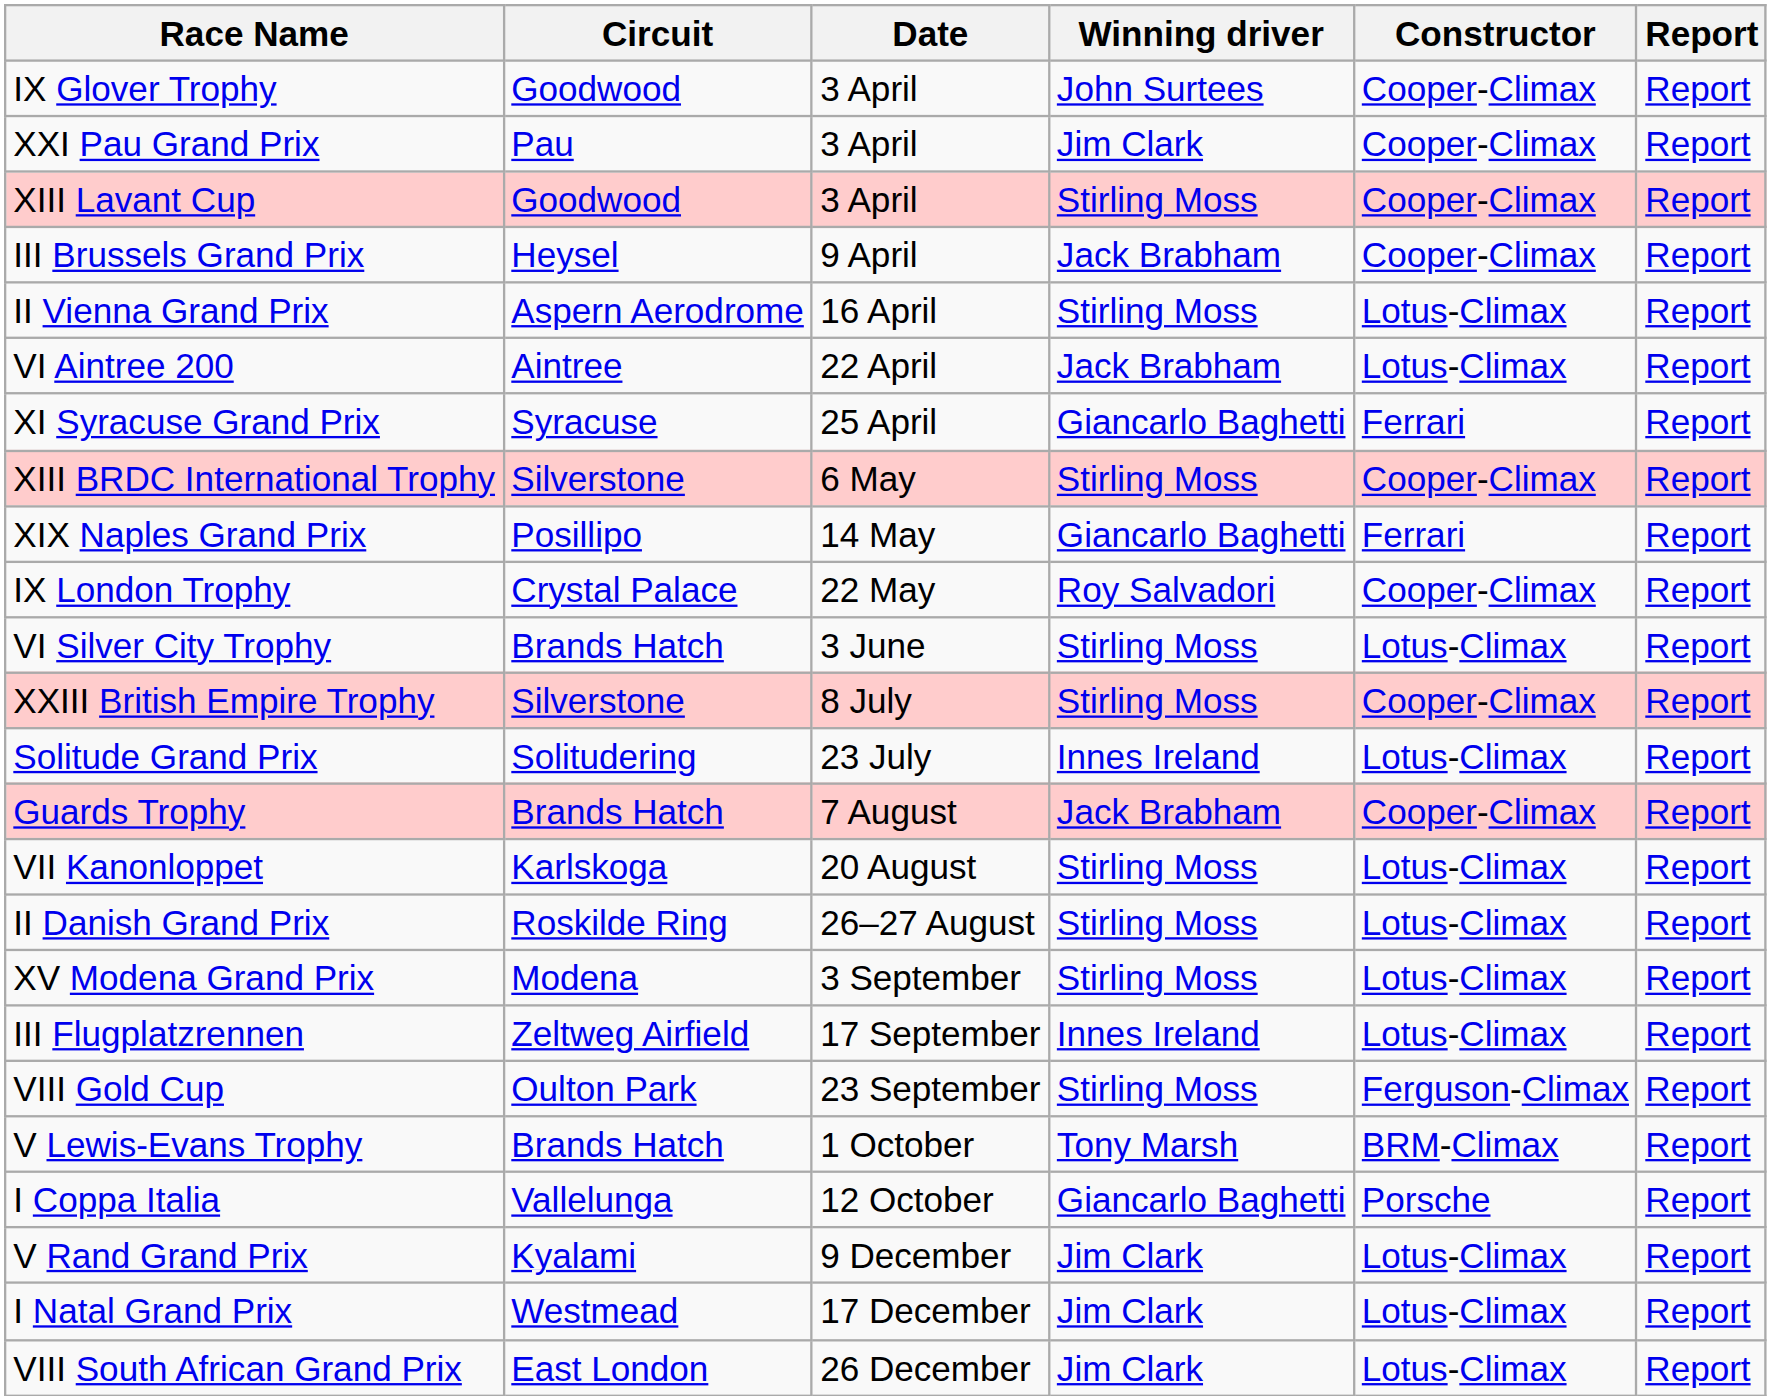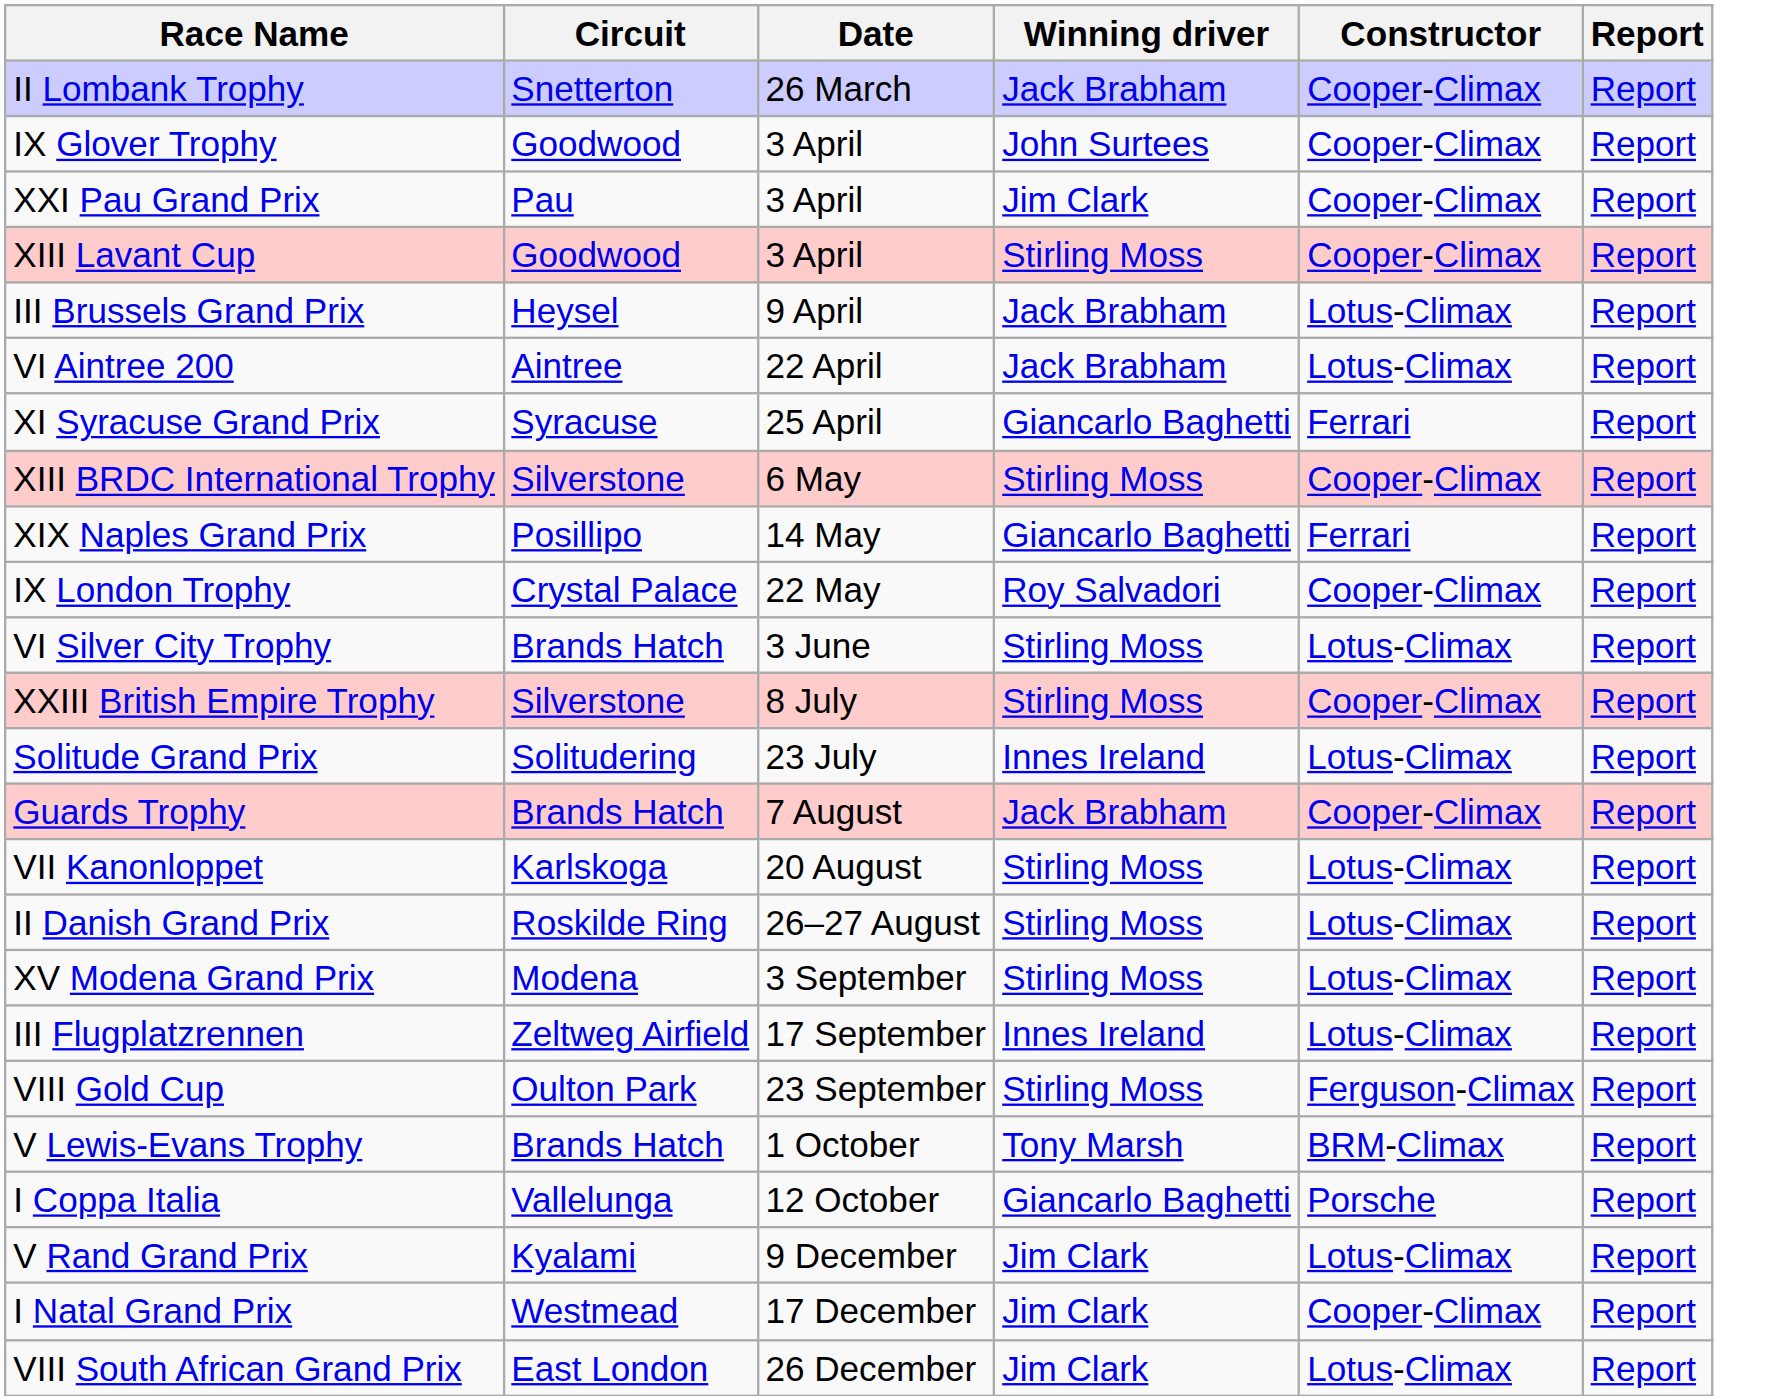+ row: (159, 89)
(1479, 255) Cooper-Climax -> (1410, 311) Lotus-Climax
- row: (171, 311)
(1464, 1312) Lotus-Climax -> (1424, 1312) Cooper-Climax
